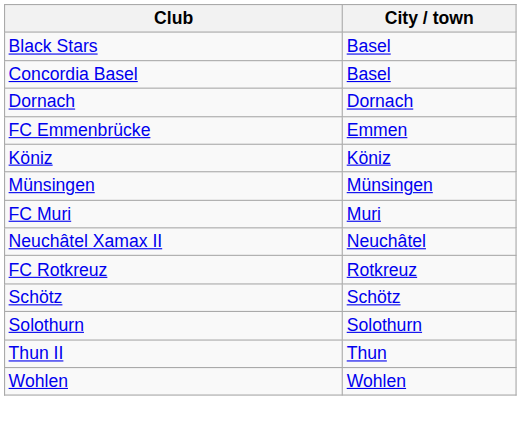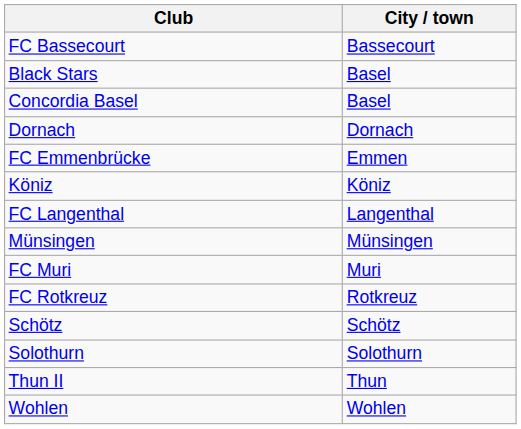+ row: (67, 46)
+ row: (66, 213)
- row: (85, 241)
